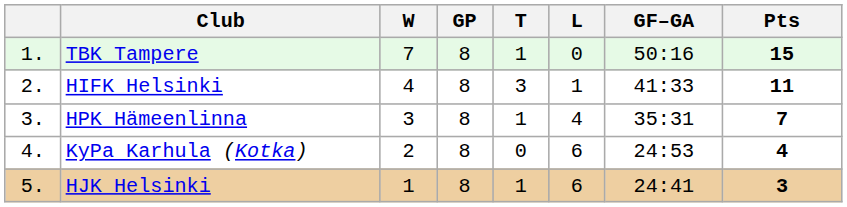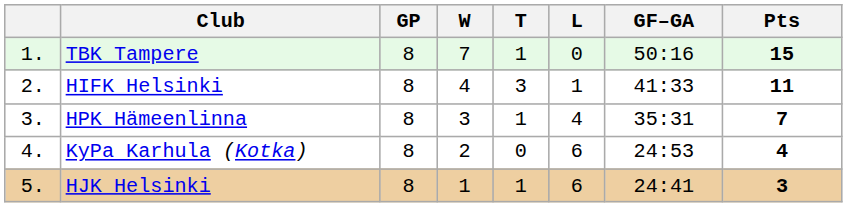columns swapped: (465, 21) <-> (409, 21)
